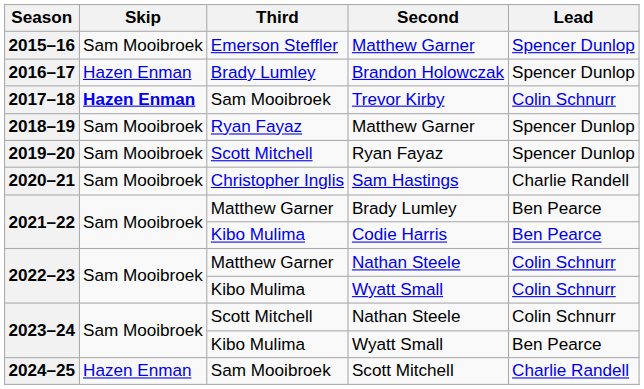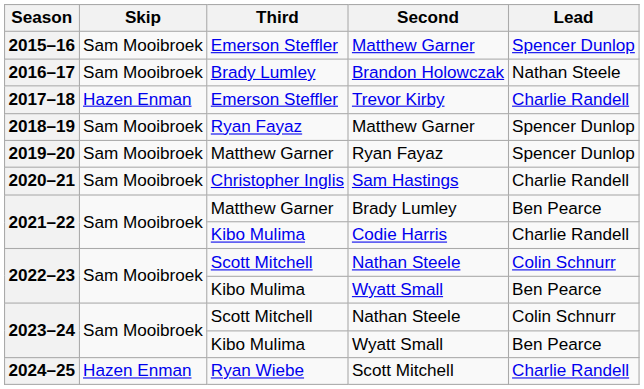(137, 72) Hazen Enman -> (143, 72) Sam Mooibroek
(573, 72) Spencer Dunlop -> (566, 72) Nathan Steele
(139, 99) bold -> (137, 99) normal
(271, 99) Sam Mooibroek -> (274, 99) Emerson Steffler
(564, 99) Colin Schnurr -> (571, 99) Charlie Randell
(262, 153) Scott Mitchell -> (272, 153) Matthew Garner
(557, 235) Ben Pearce -> (571, 235) Charlie Randell
(272, 262) Matthew Garner -> (262, 262) Scott Mitchell
(564, 289) Colin Schnurr -> (557, 289) Ben Pearce
(271, 371) Sam Mooibroek -> (257, 371) Ryan Wiebe
